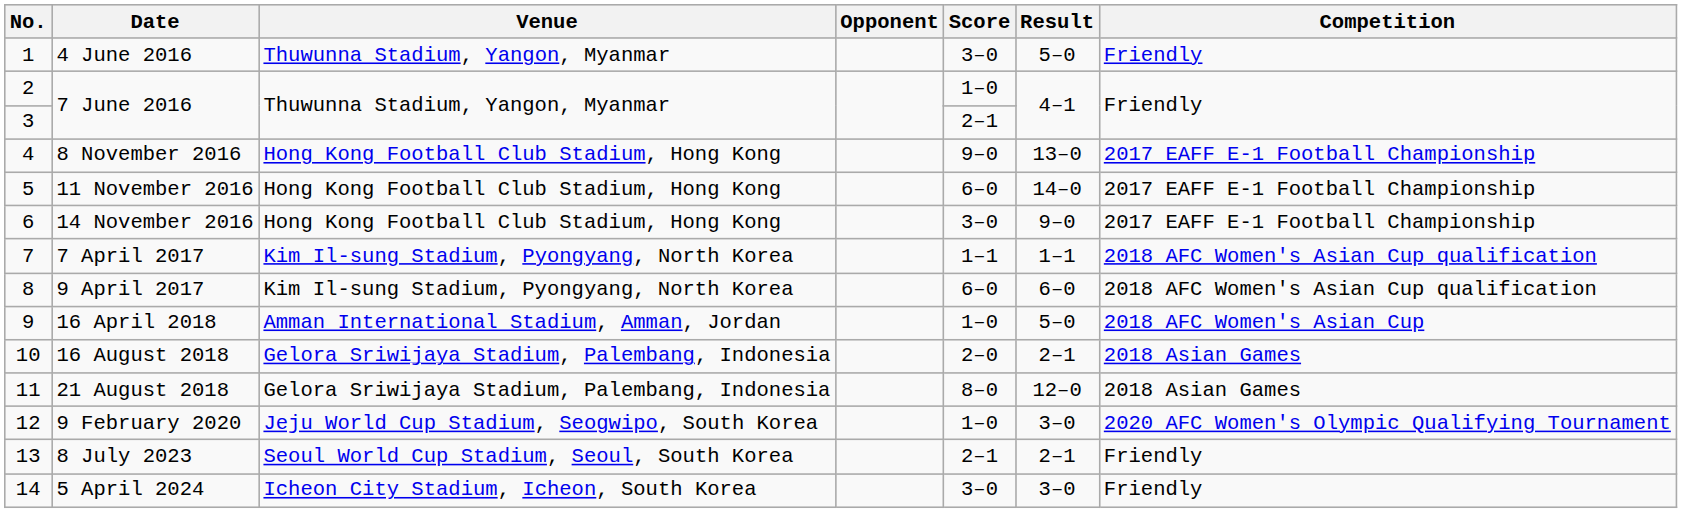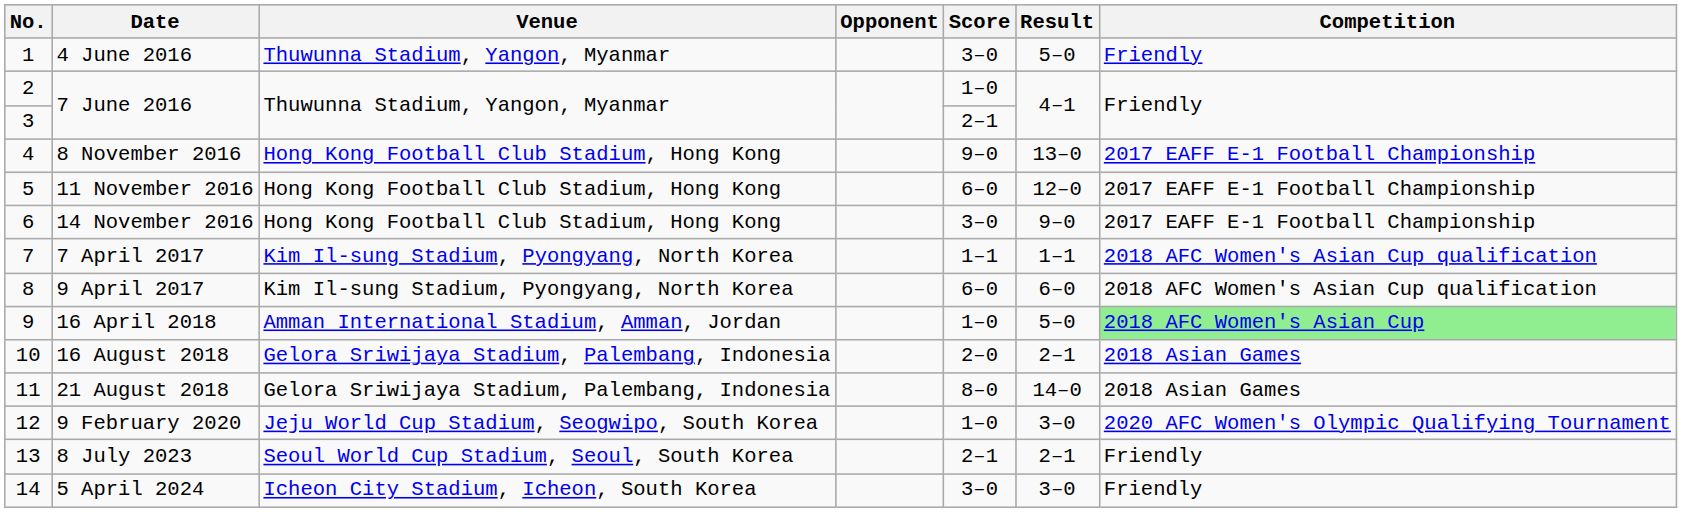(1057, 189) 14–0 -> (1057, 189) 12–0
(1264, 323) no background -> (1264, 323) lightgreen background
(1057, 390) 12–0 -> (1057, 390) 14–0
